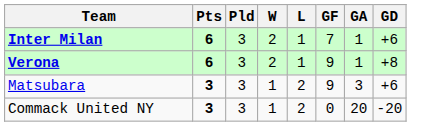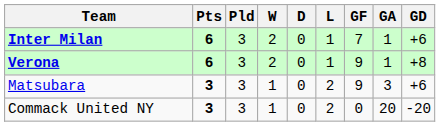+ column: (301, 16)
